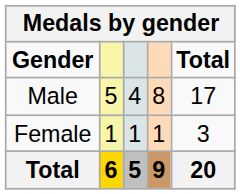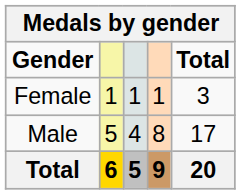rows swapped: (53, 97) <-> (53, 133)
